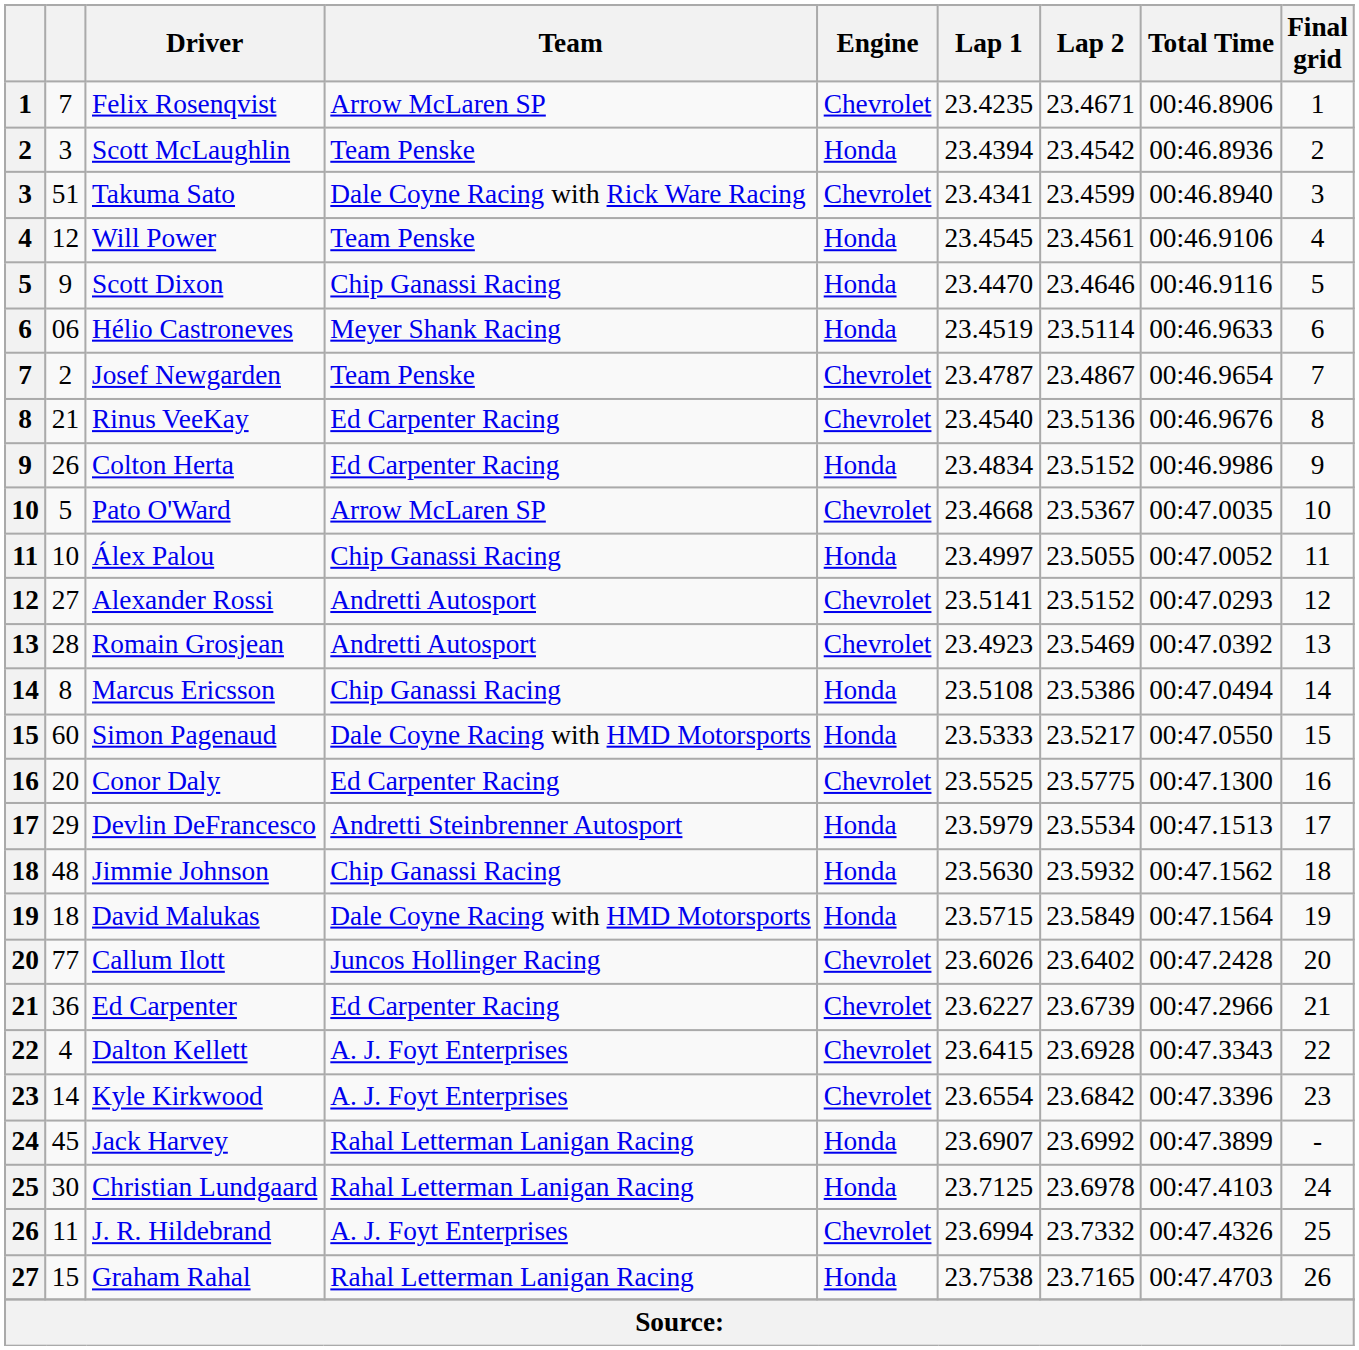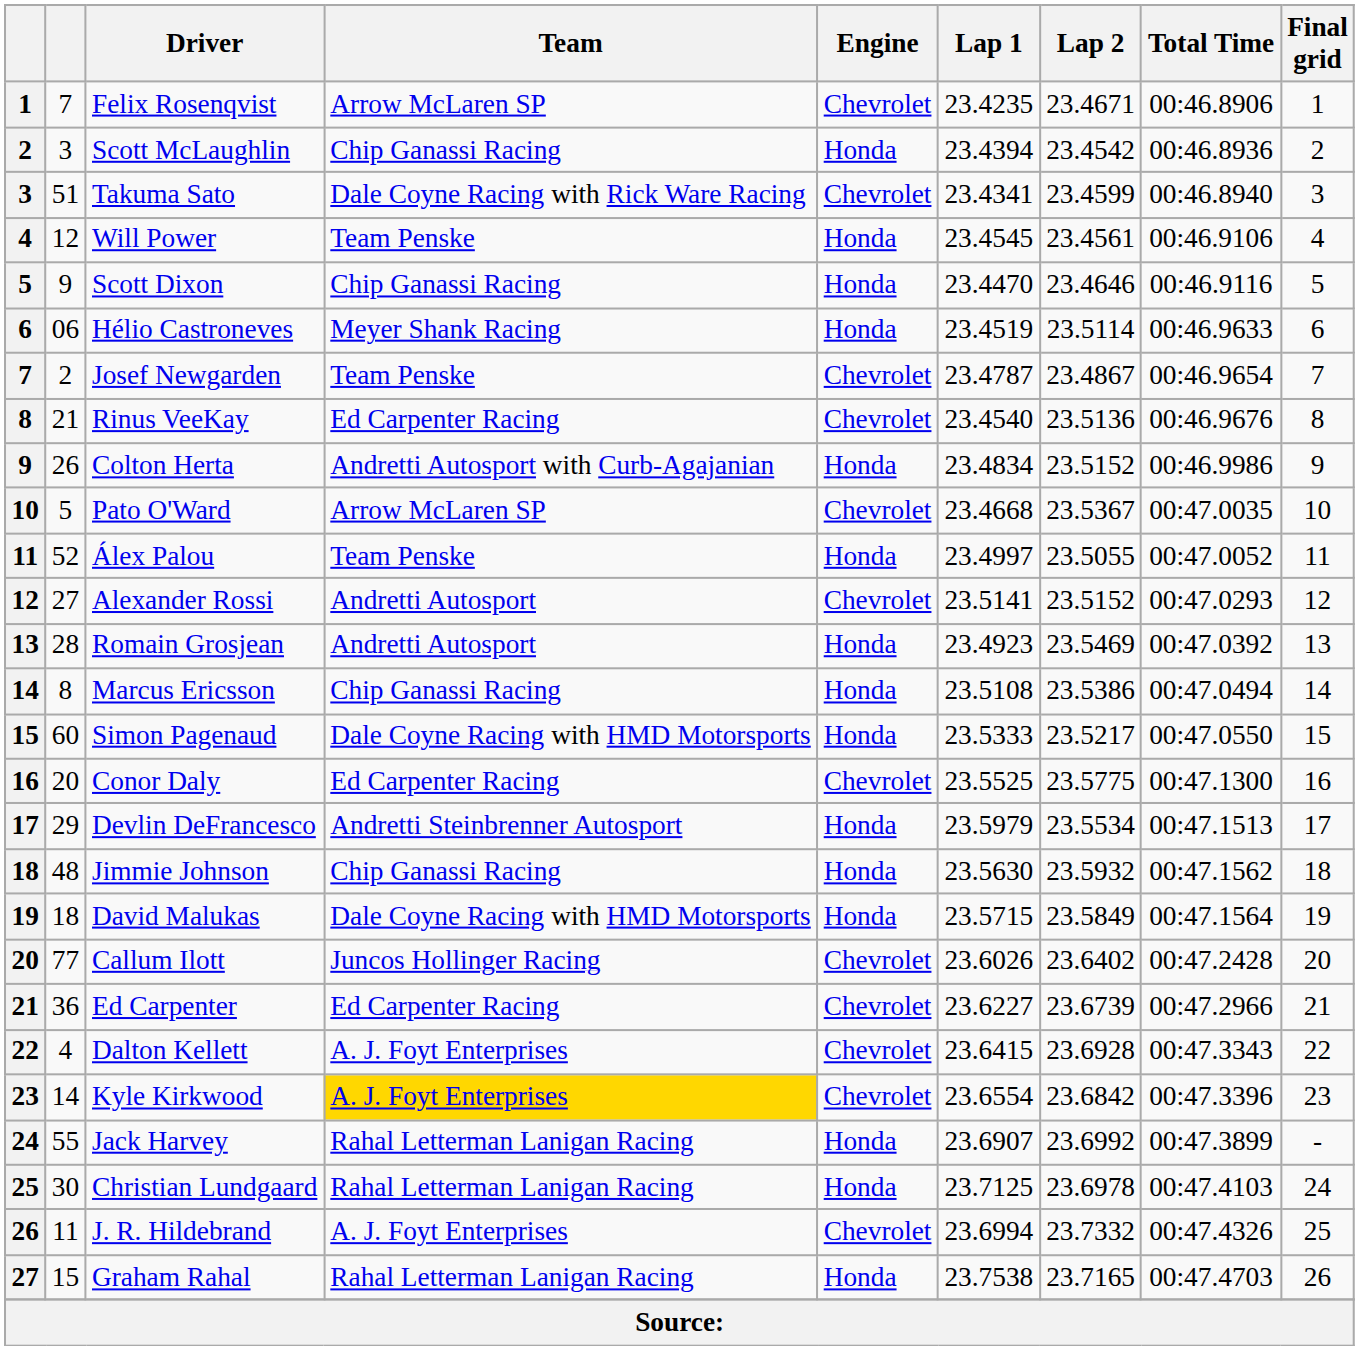(403, 149) Team Penske -> (446, 149) Chip Ganassi Racing
(445, 464) Ed Carpenter Racing -> (552, 464) Andretti Autosport with Curb-Agajanian
(65, 554) 10 -> (65, 554) 52
(446, 554) Chip Ganassi Racing -> (403, 554) Team Penske
(878, 645) Chevrolet -> (860, 645) Honda
(449, 1096) no background -> (449, 1096) gold background
(65, 1141) 45 -> (65, 1141) 55
